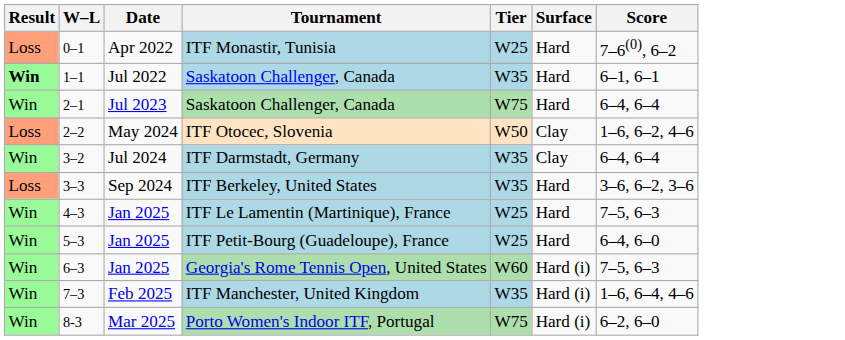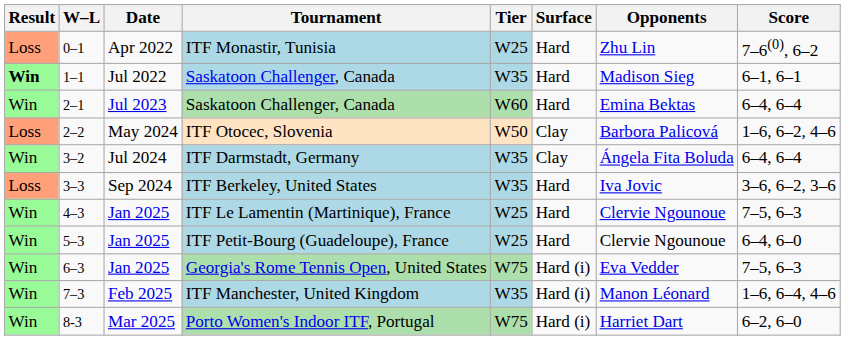+ column: (667, 18)
(511, 104) W75 -> (511, 104) W60
(511, 267) W60 -> (511, 267) W75
